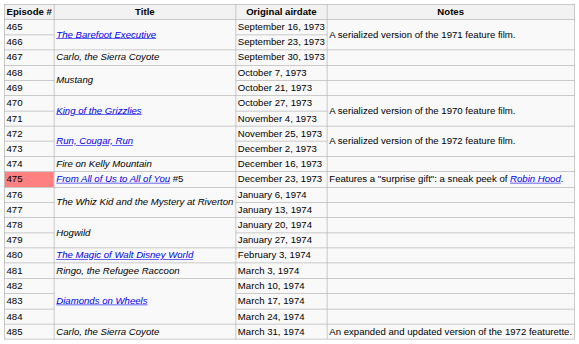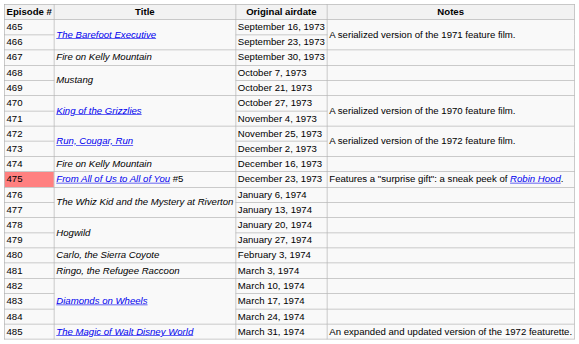(108, 57) Carlo, the Sierra Coyote -> (104, 57) Fire on Kelly Mountain
(125, 255) The Magic of Walt Disney World -> (108, 255) Carlo, the Sierra Coyote
(108, 331) Carlo, the Sierra Coyote -> (125, 331) The Magic of Walt Disney World
